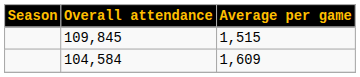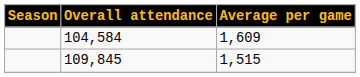rows swapped: (93, 38) <-> (93, 61)
